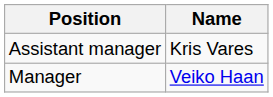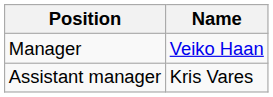rows swapped: (45, 77) <-> (85, 48)
